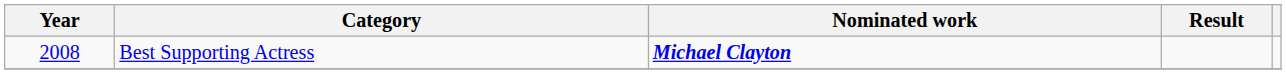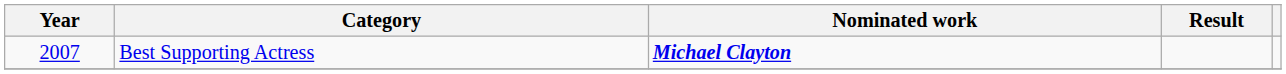(60, 52) 2008 -> (60, 52) 2007
